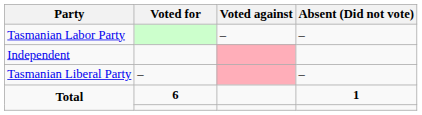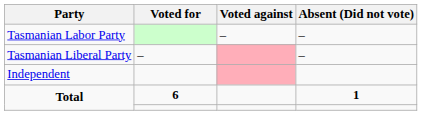rows swapped: (69, 74) <-> (39, 54)
